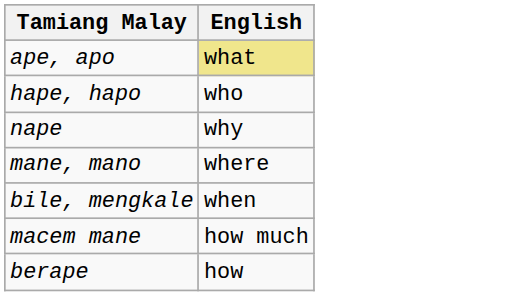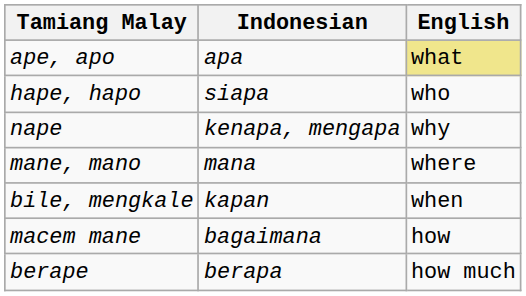+ column: (302, 23)
(256, 236) how much -> (431, 236) how
(224, 272) how -> (463, 272) how much
